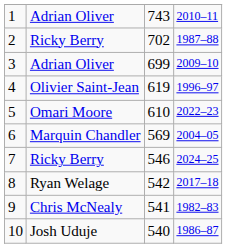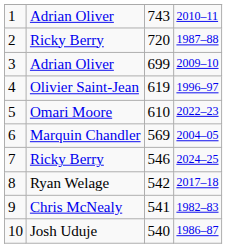(159, 40) 702 -> (159, 40) 720
